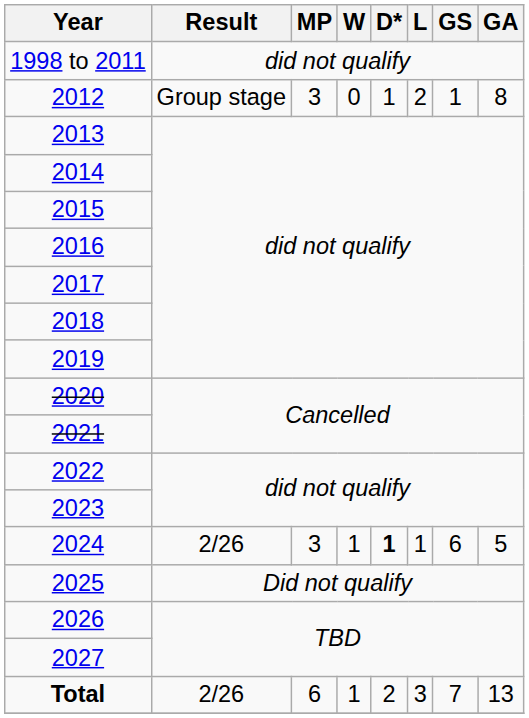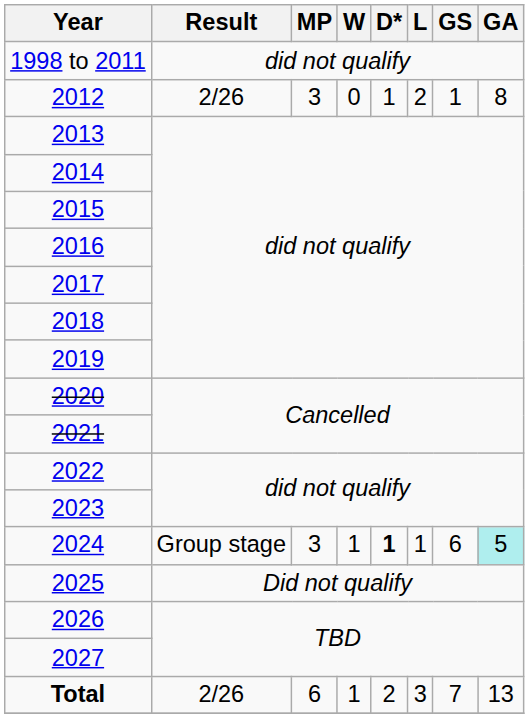(221, 97) Group stage -> (221, 97) 2/26
(221, 545) 2/26 -> (221, 545) Group stage
(501, 545) no background -> (501, 545) paleturquoise background
